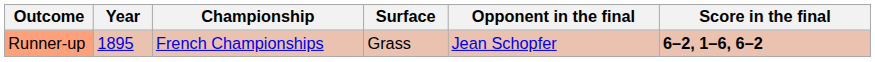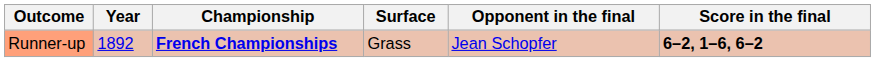(116, 43) 1895 -> (116, 43) 1892
(240, 43) normal -> (247, 43) bold
